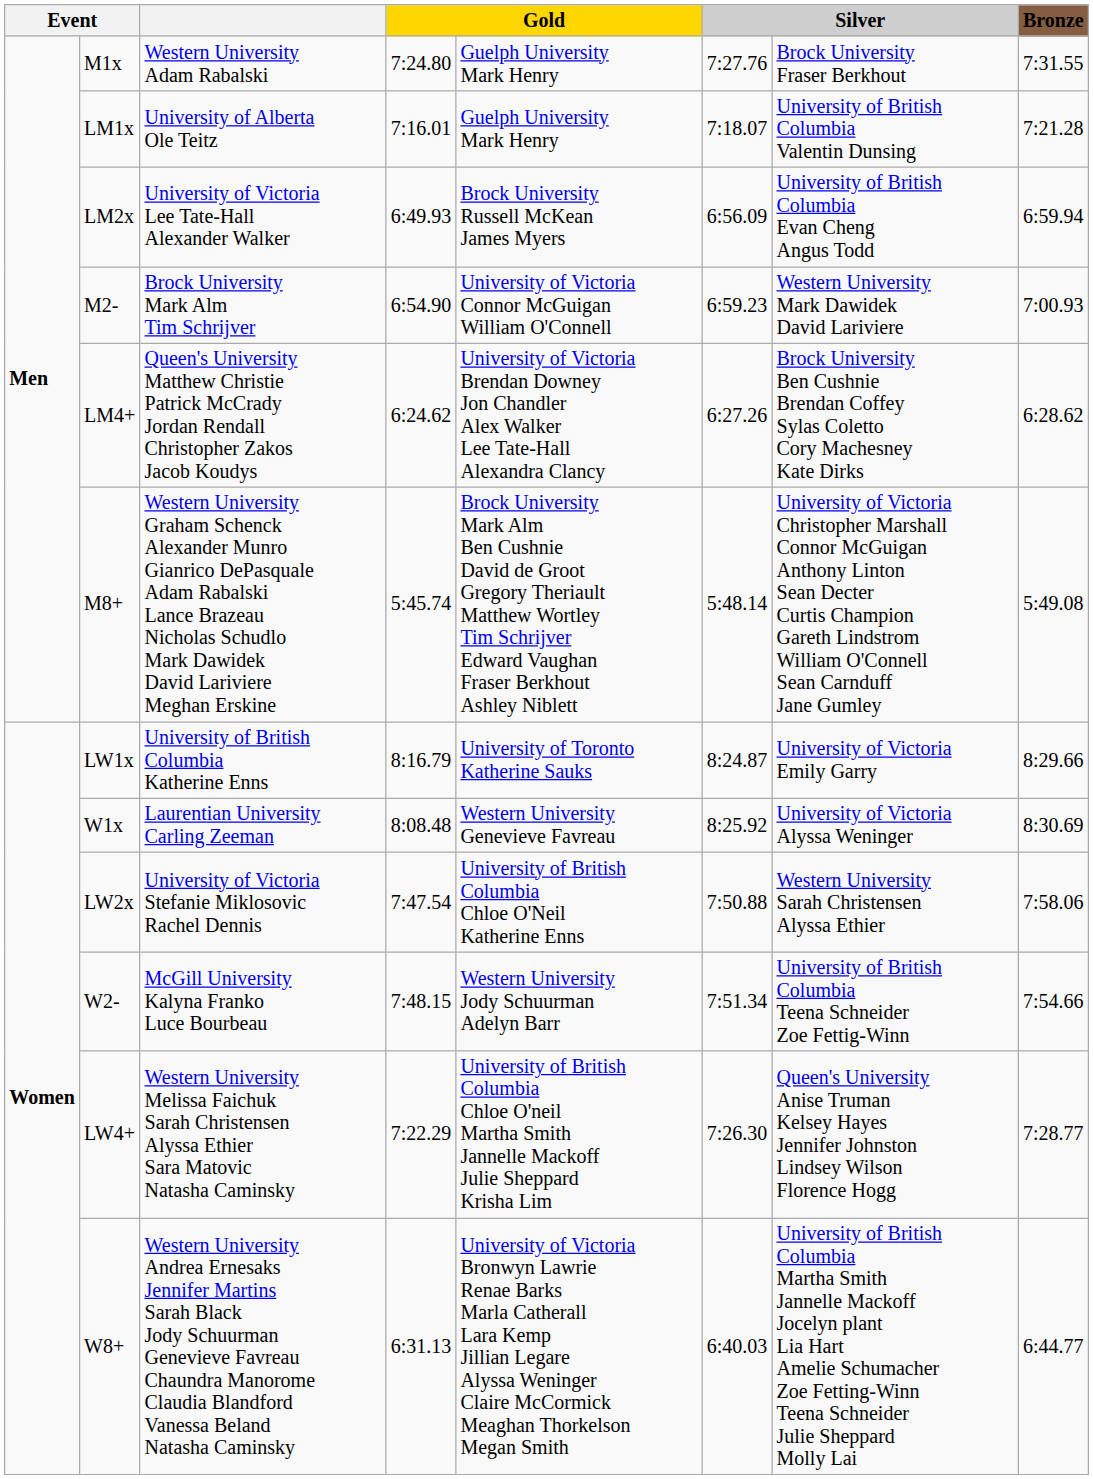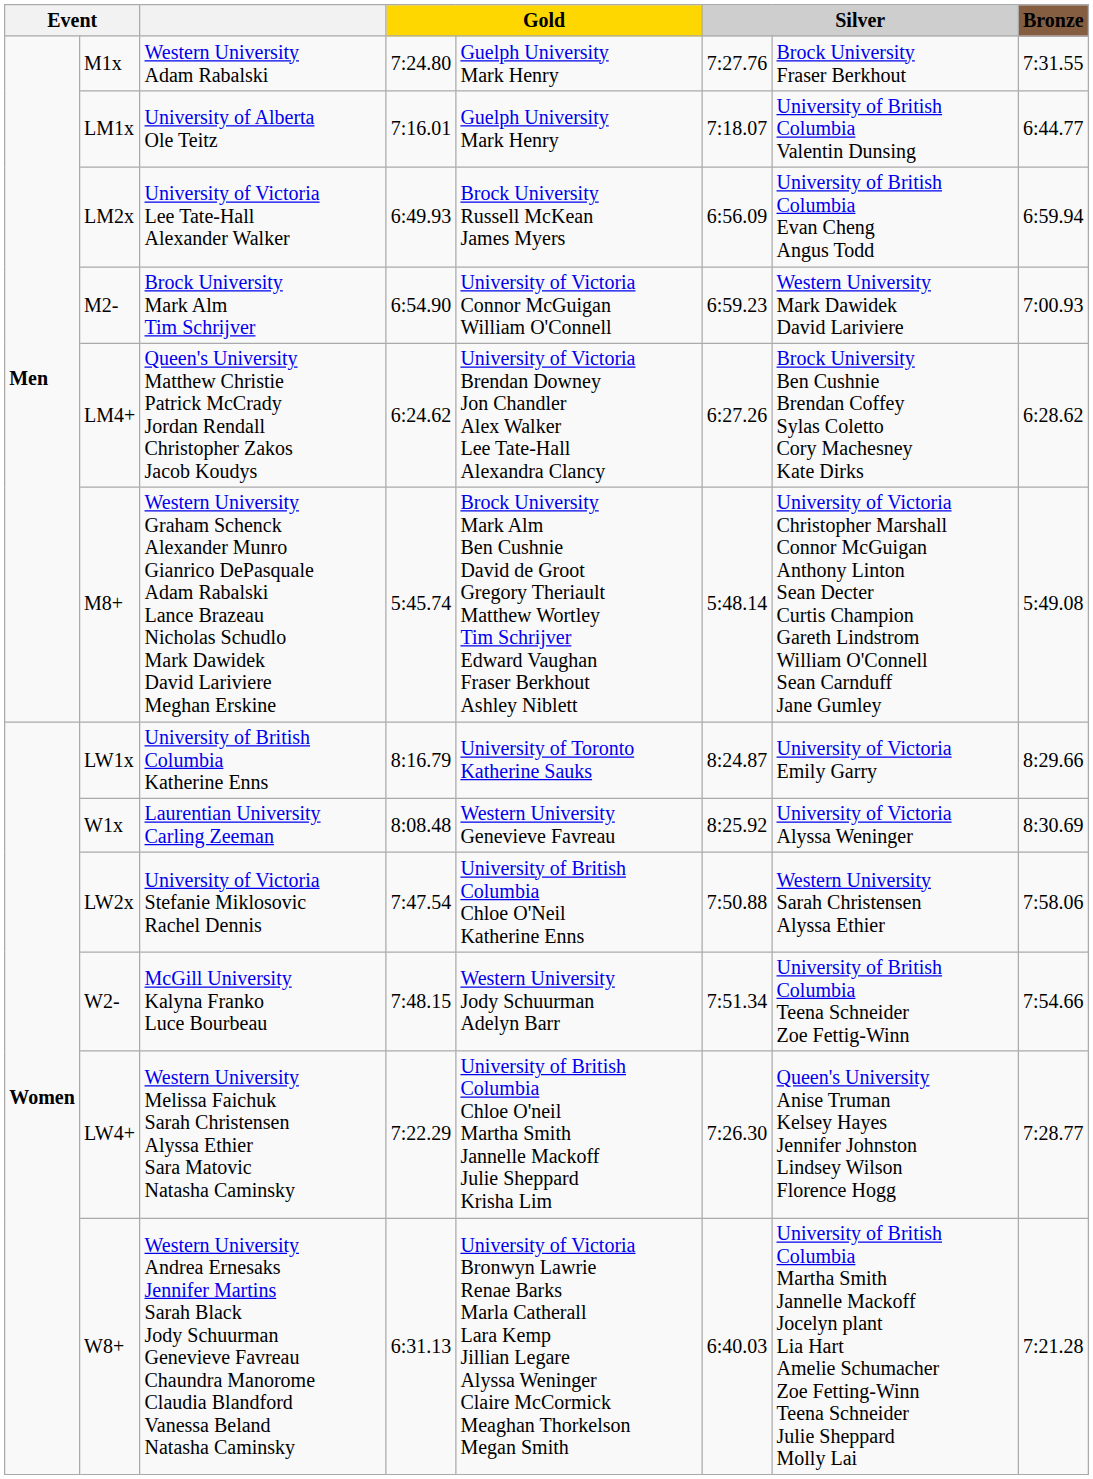(1053, 128) 7:21.28 -> (1053, 128) 6:44.77
(1053, 1345) 6:44.77 -> (1053, 1345) 7:21.28
